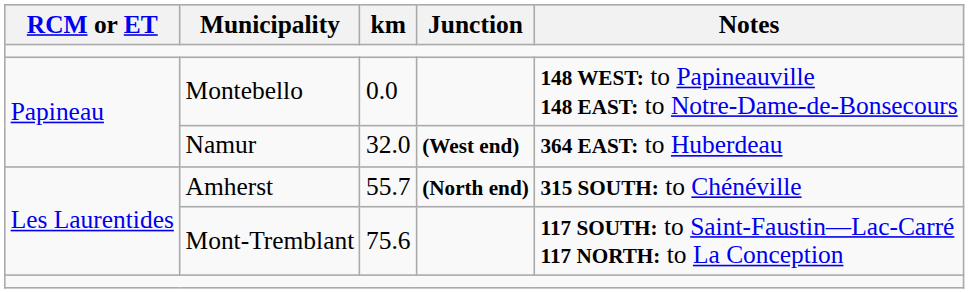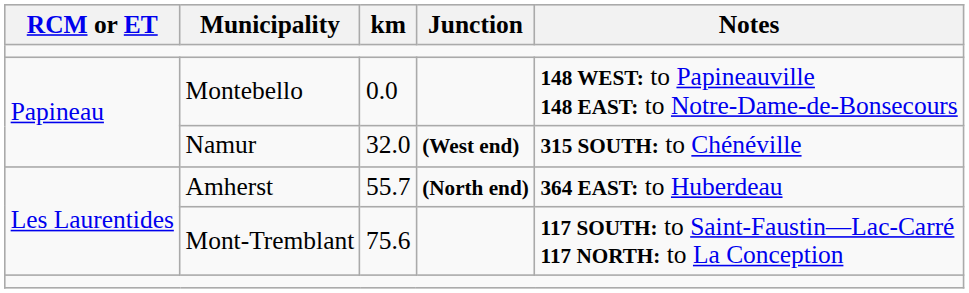(662, 145) 364 EAST: to Huberdeau -> (671, 145) 315 SOUTH: to Chénéville
(671, 186) 315 SOUTH: to Chénéville -> (662, 186) 364 EAST: to Huberdeau
